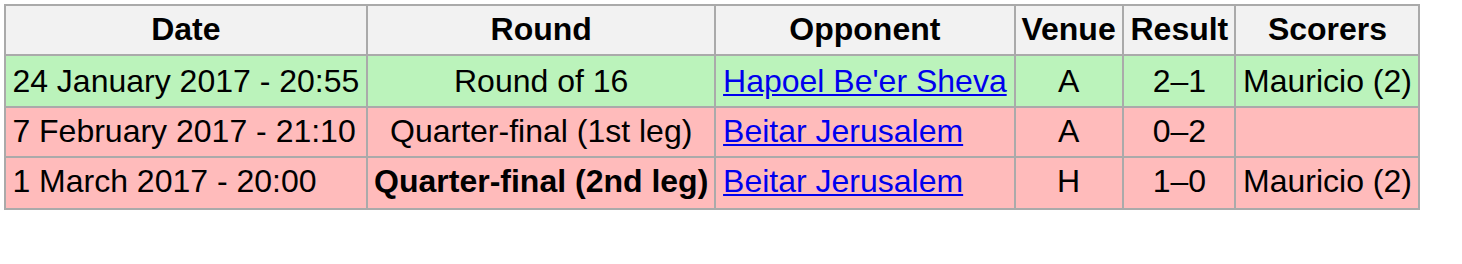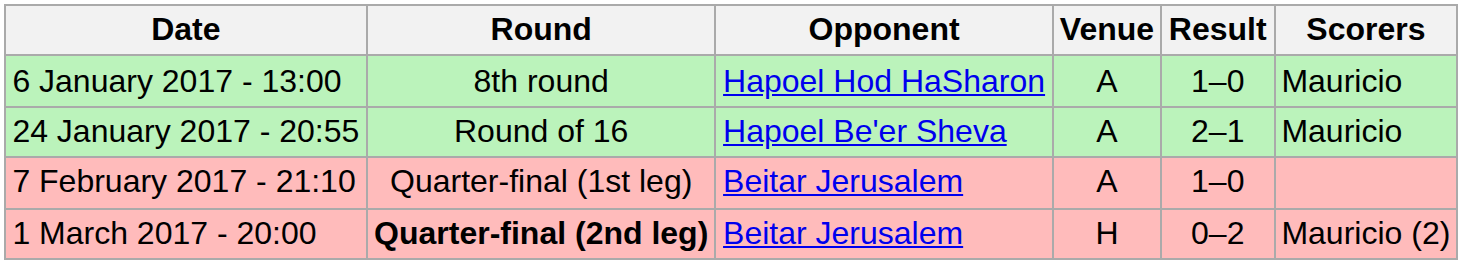+ row: (177, 80)
(1328, 80) Mauricio (2) -> (1342, 131) Mauricio
(1179, 131) 0–2 -> (1218, 182) 1–0
(1179, 182) 1–0 -> (1218, 232) 0–2
